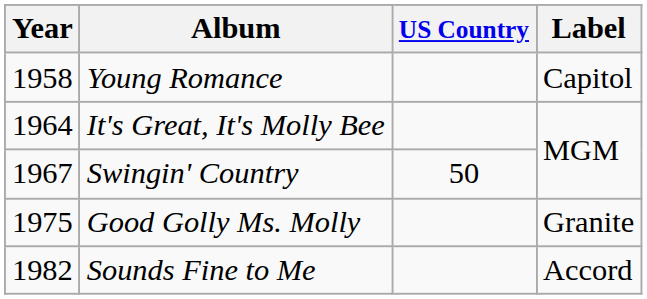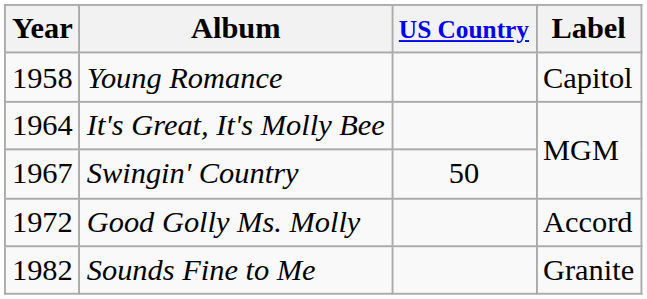(42, 221) 1975 -> (42, 221) 1972
(589, 221) Granite -> (588, 221) Accord
(588, 269) Accord -> (589, 269) Granite
